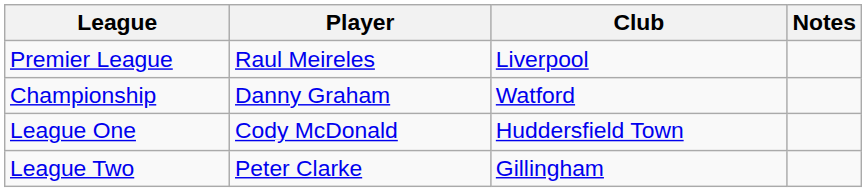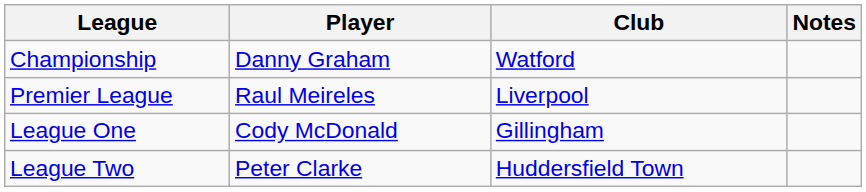rows swapped: (91, 58) <-> (83, 95)
(590, 131) Huddersfield Town -> (550, 131) Gillingham
(550, 167) Gillingham -> (590, 167) Huddersfield Town
